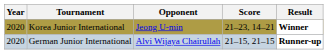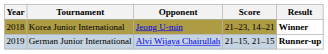(16, 27) 2020 -> (16, 27) 2018
(16, 42) 2020 -> (16, 42) 2019
